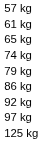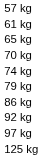+ row: (18, 55)
